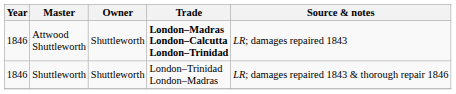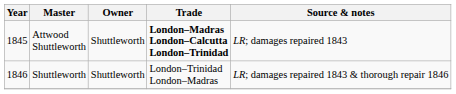(17, 40) 1846 -> (17, 40) 1845
